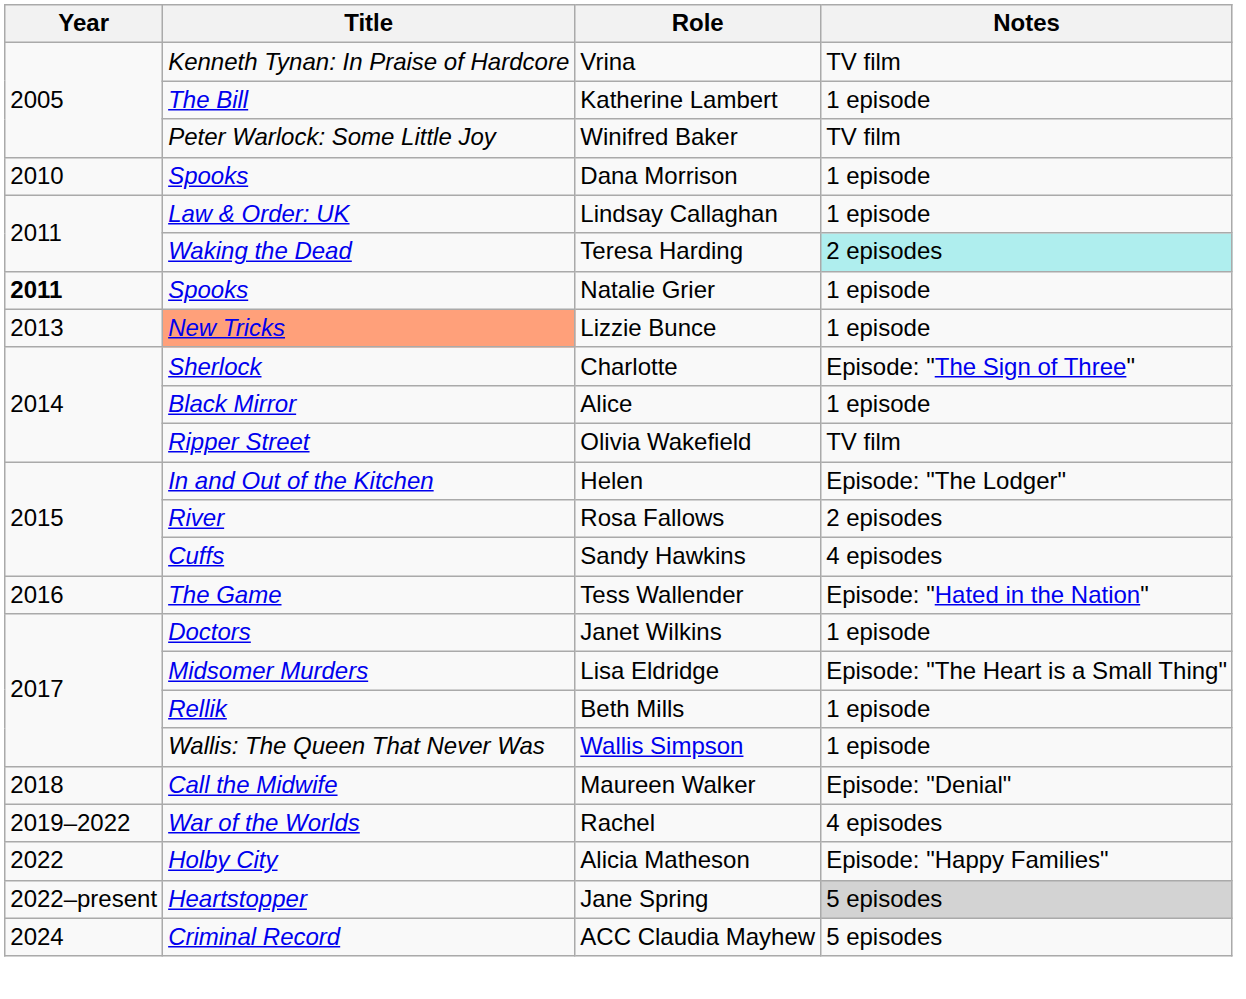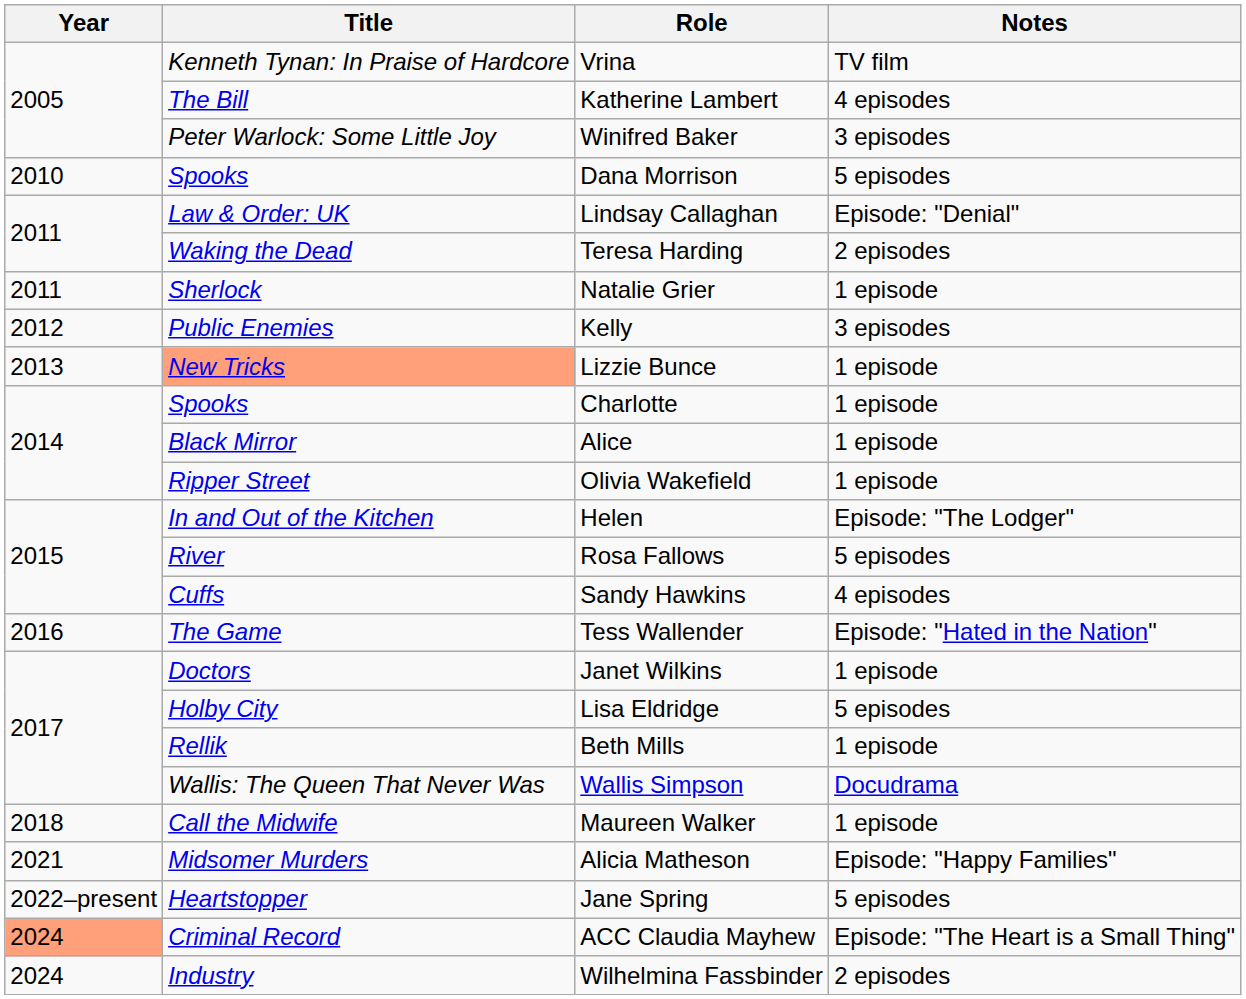(878, 99) 1 episode -> (892, 99) 4 episodes
(863, 137) TV film -> (892, 137) 3 episodes
(878, 175) 1 episode -> (892, 175) 5 episodes
(878, 213) 1 episode -> (927, 213) Episode: "Denial"
(884, 251) paleturquoise background -> (892, 251) no background
(36, 289) bold -> (36, 289) normal
(208, 289) Spooks -> (215, 289) Sherlock
+ row: (606, 328)
(215, 366) Sherlock -> (208, 404) Spooks
(981, 366) Episode: "The Sign of Three" -> (886, 404) 1 episode
(863, 442) TV film -> (886, 480) 1 episode
(884, 518) 2 episodes -> (892, 556) 5 episodes
(268, 670) Midsomer Murders -> (223, 708) Holby City
(1027, 670) Episode: "The Heart is a Small Thing" -> (892, 708) 5 episodes
(878, 746) 1 episode -> (896, 784) Docudrama
(919, 784) Episode: "Denial" -> (886, 822) 1 episode
- row: (618, 822)
(37, 860) 2022 -> (37, 860) 2021
(223, 860) Holby City -> (268, 860) Midsomer Murders
(884, 898) lightgrey background -> (892, 898) no background
(37, 937) no background -> (37, 937) lightsalmon background
(884, 937) 5 episodes -> (1035, 937) Episode: "The Heart is a Small Thing"
+ row: (702, 975)
